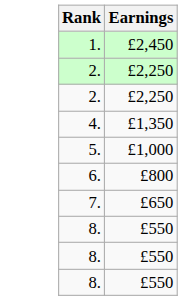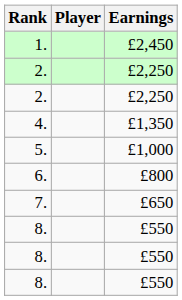+ column: (78, 18)
